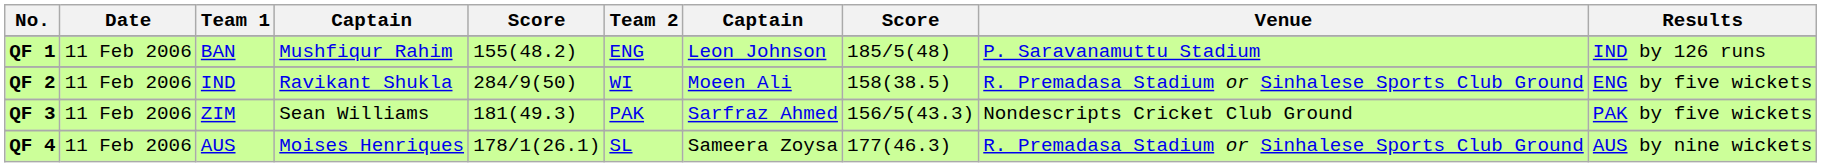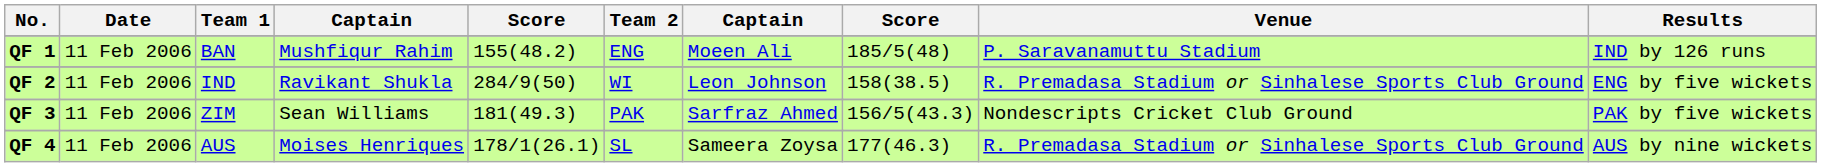(757, 52) Leon Johnson -> (740, 52) Moeen Ali
(740, 83) Moeen Ali -> (757, 83) Leon Johnson
